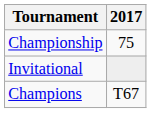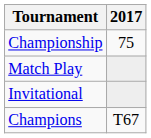+ row: (45, 68)
